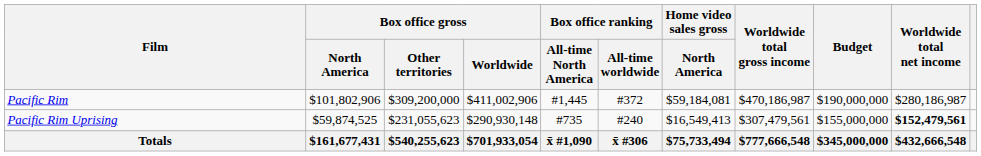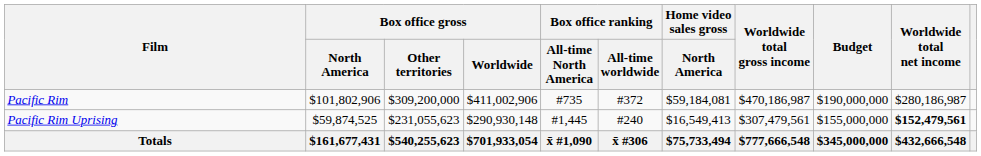(569, 99) #1,445 -> (569, 99) #735
(569, 120) #735 -> (569, 120) #1,445
